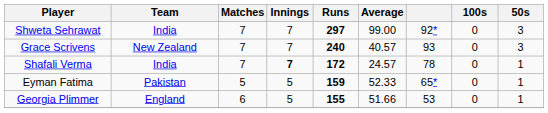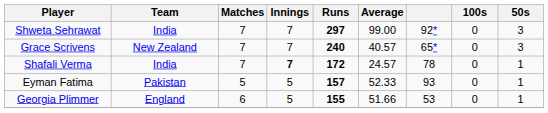(429, 47) 93 -> (429, 47) 65*
(336, 82) 159 -> (336, 82) 157
(429, 82) 65* -> (429, 82) 93
